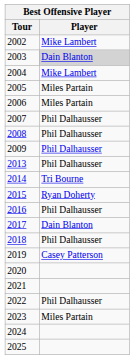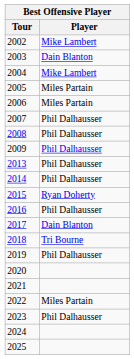(67, 57) lightgrey background -> (67, 57) no background
(62, 179) Tri Bourne -> (72, 179) Phil Dalhausser
(72, 240) Phil Dalhausser -> (62, 240) Tri Bourne
(72, 255) Casey Patterson -> (72, 255) Phil Dalhausser
(72, 301) Phil Dalhausser -> (67, 301) Miles Partain
(67, 316) Miles Partain -> (72, 316) Phil Dalhausser
